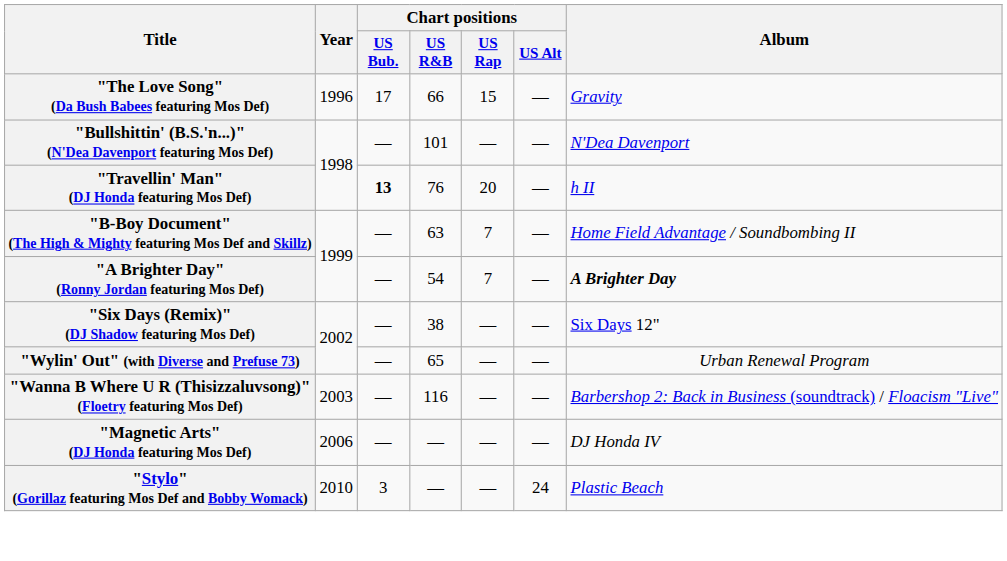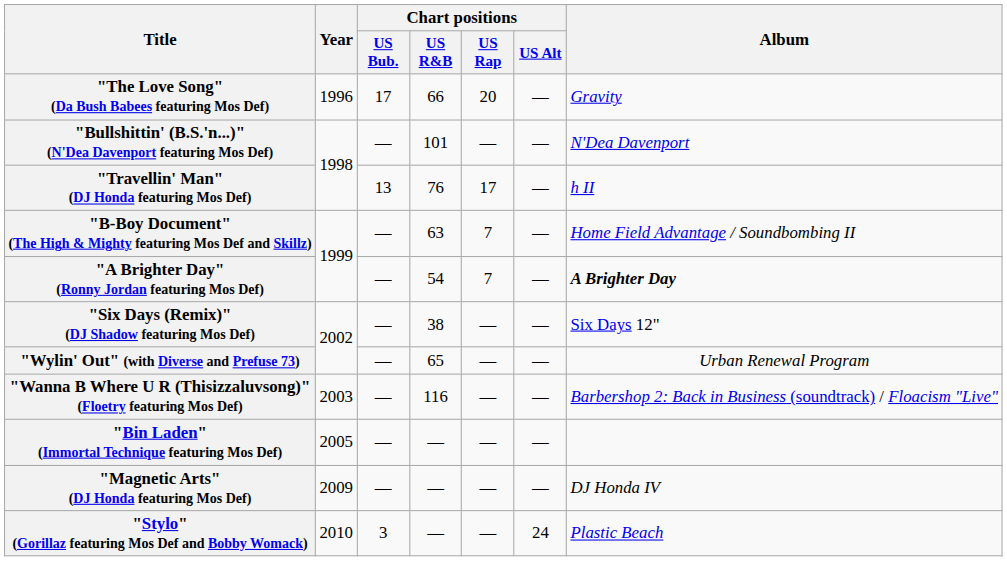(488, 96) 15 -> (488, 96) 20
(383, 187) bold -> (383, 187) normal
(488, 187) 20 -> (488, 187) 17
+ row: (160, 442)
(336, 442) 2006 -> (336, 487) 2009
